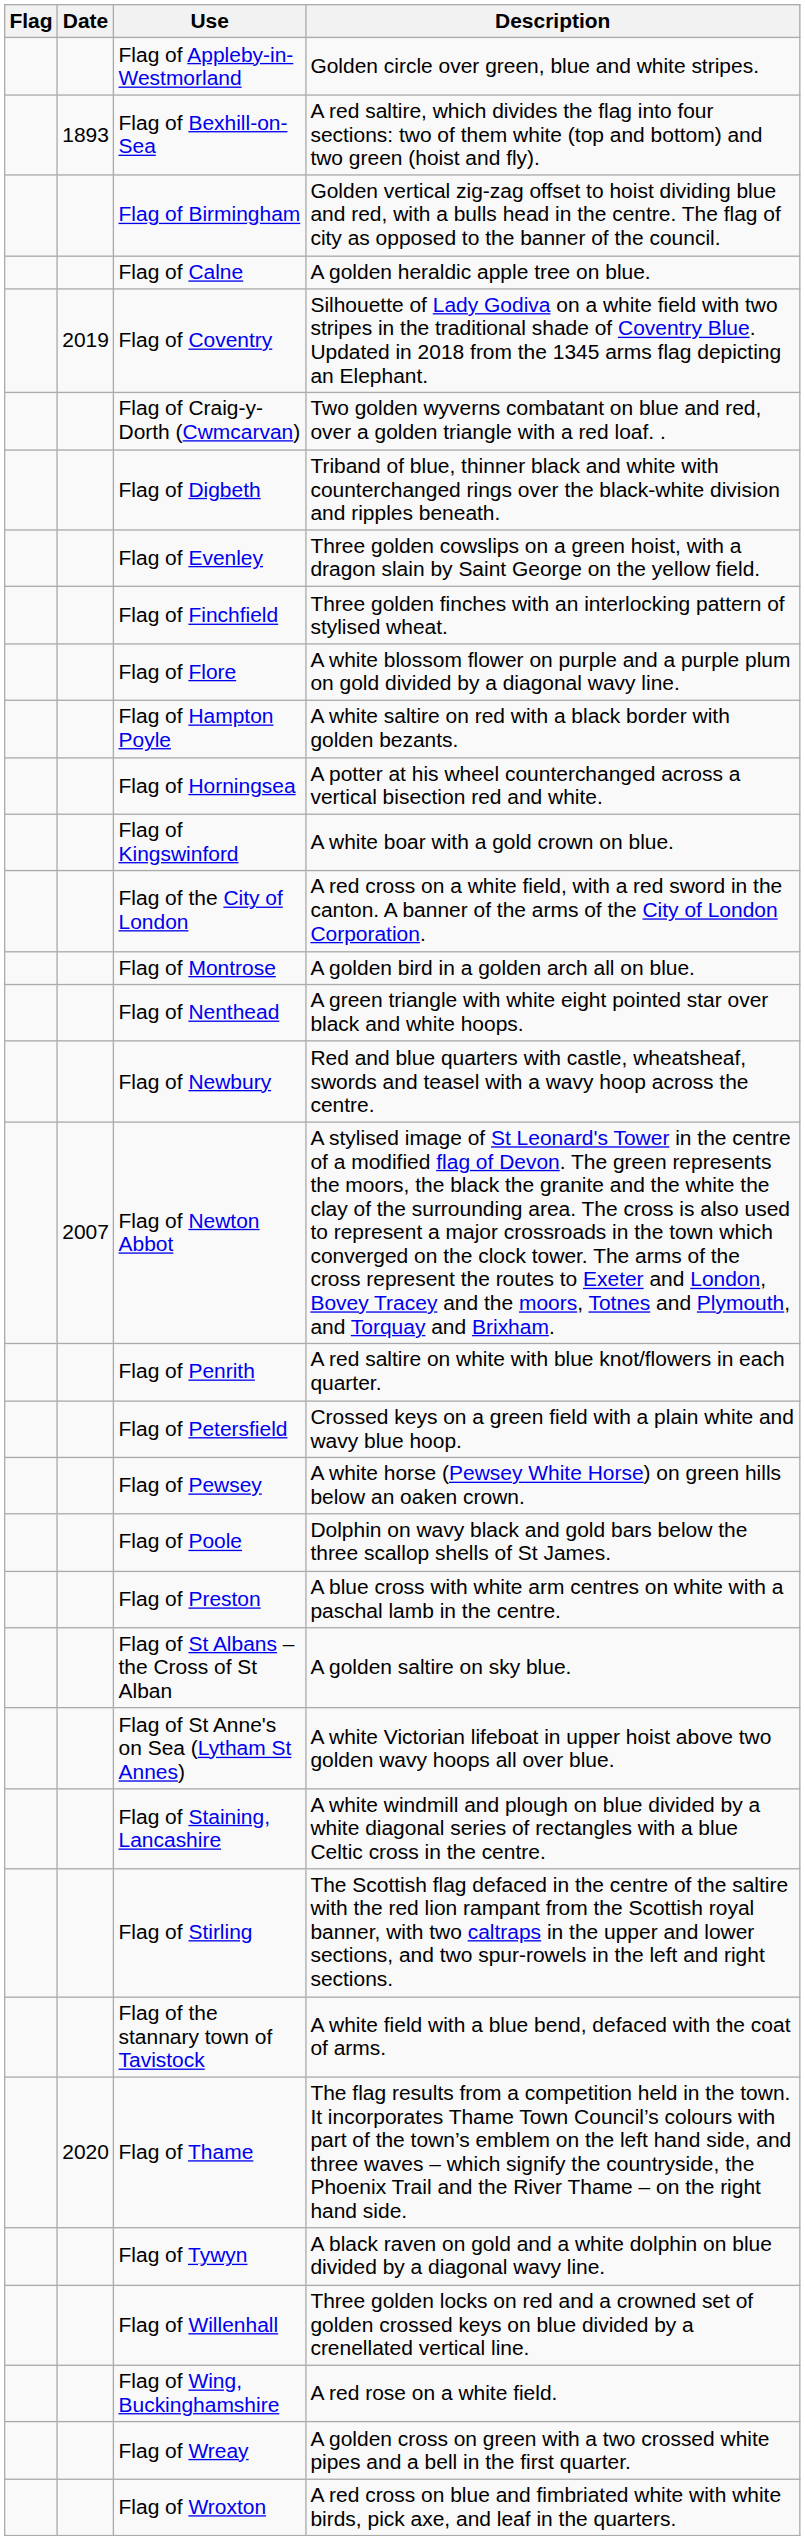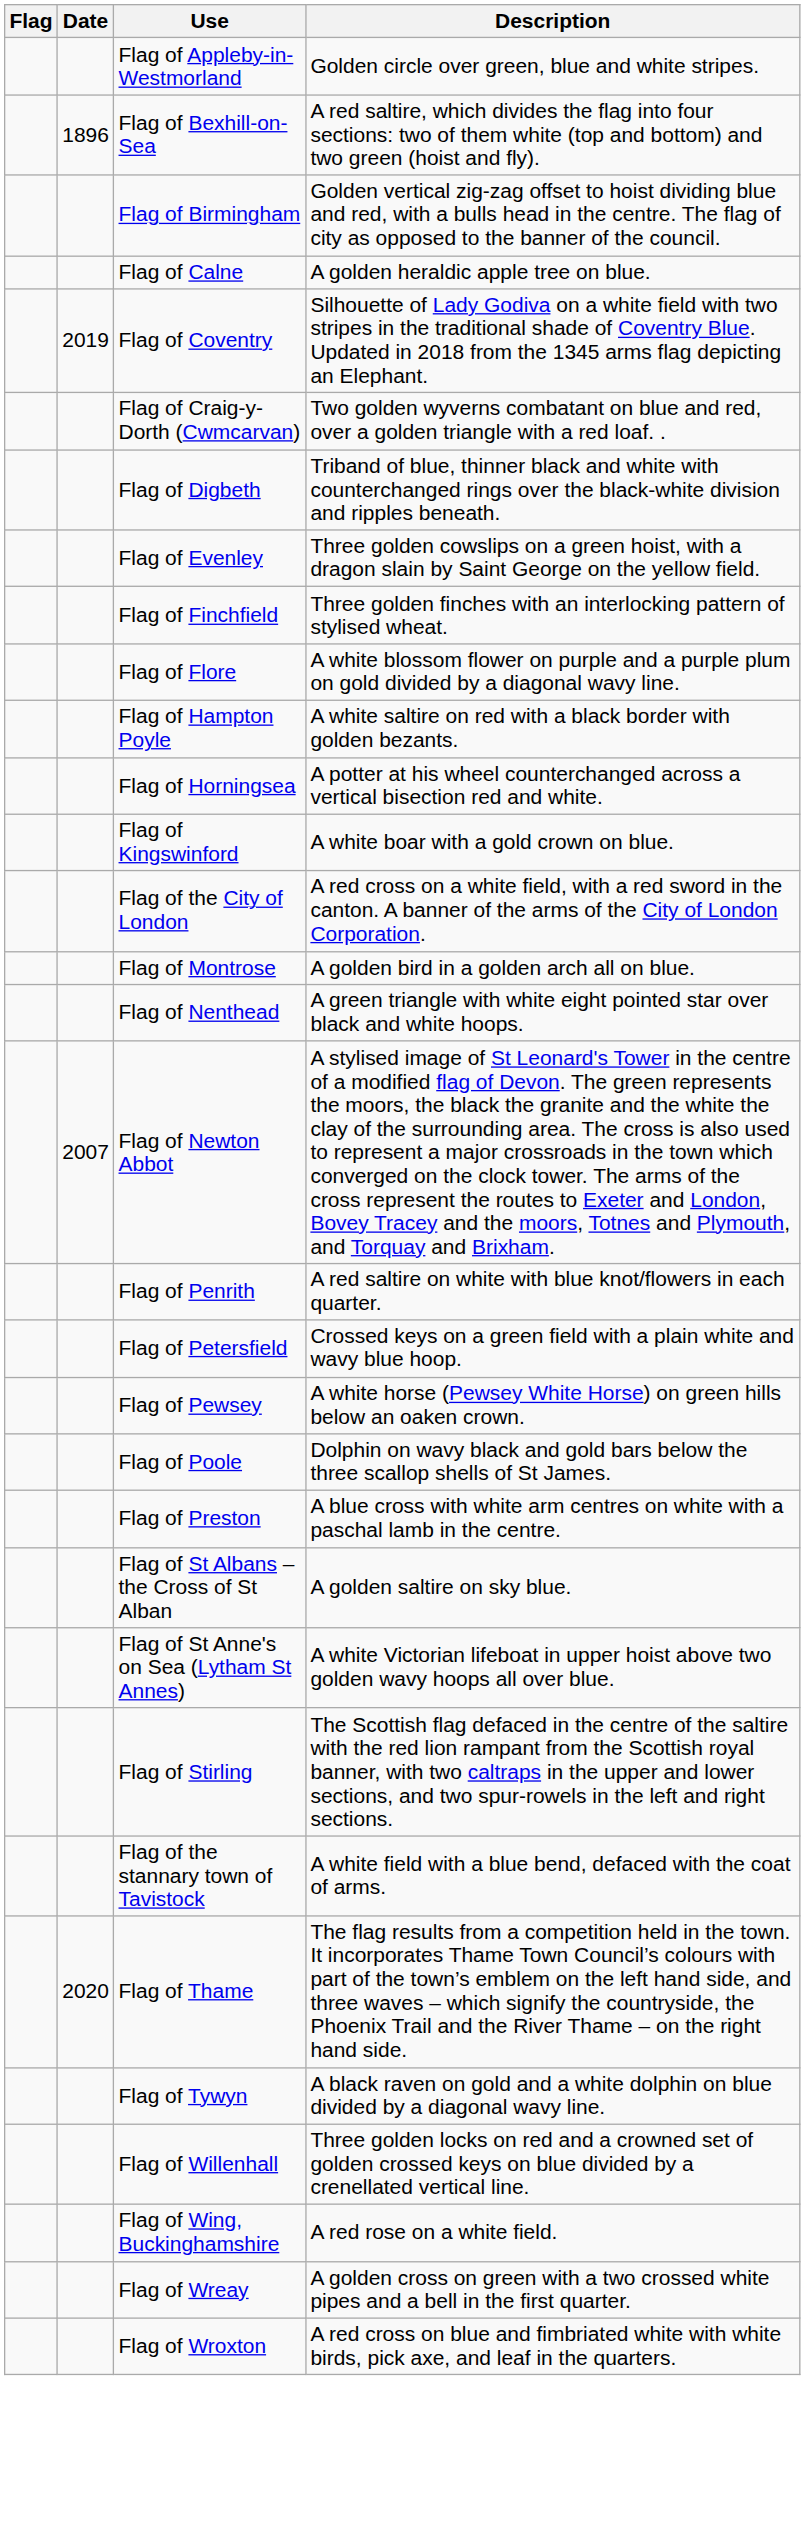(86, 134) 1893 -> (86, 134) 1896
- row: (195, 1081)
- row: (194, 1828)
